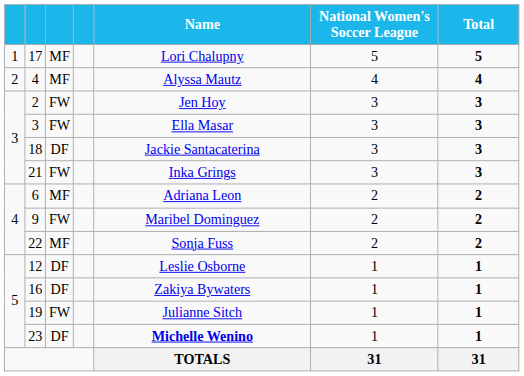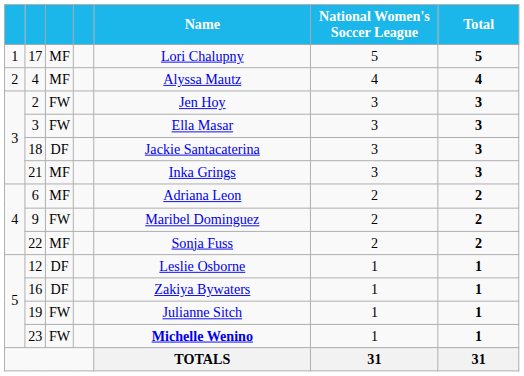(60, 172) FW -> (60, 172) MF
(60, 336) DF -> (60, 336) FW
